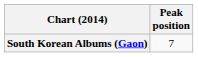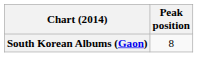(171, 43) 7 -> (171, 43) 8
